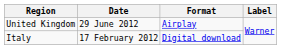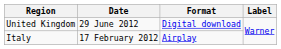(179, 24) Airplay -> (201, 24) Digital download
(201, 38) Digital download -> (179, 38) Airplay
